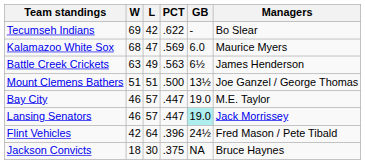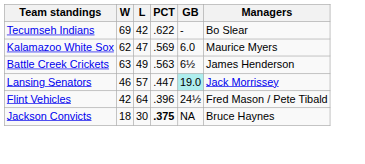(135, 47) 68 -> (125, 47) 62
- row: (65, 82)
- row: (27, 99)
(173, 151) normal -> (164, 116) bold
